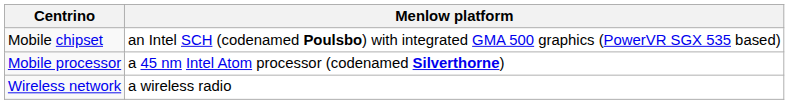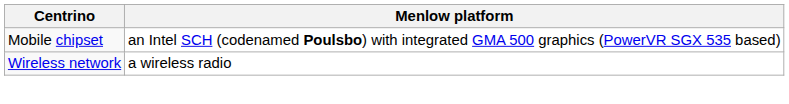- row: (65, 63)
